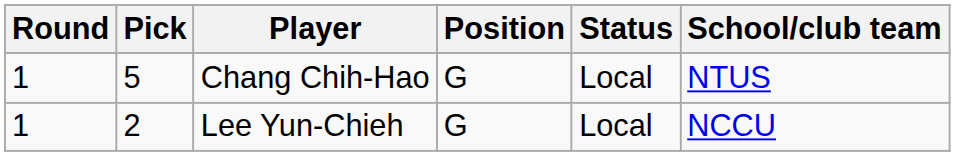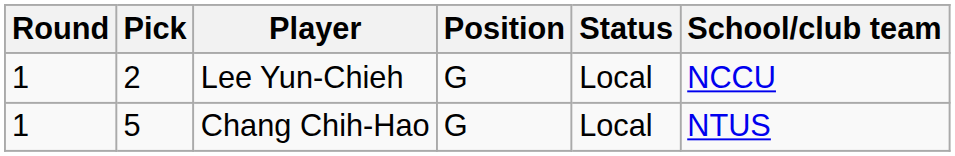rows swapped: (302, 126) <-> (315, 77)
